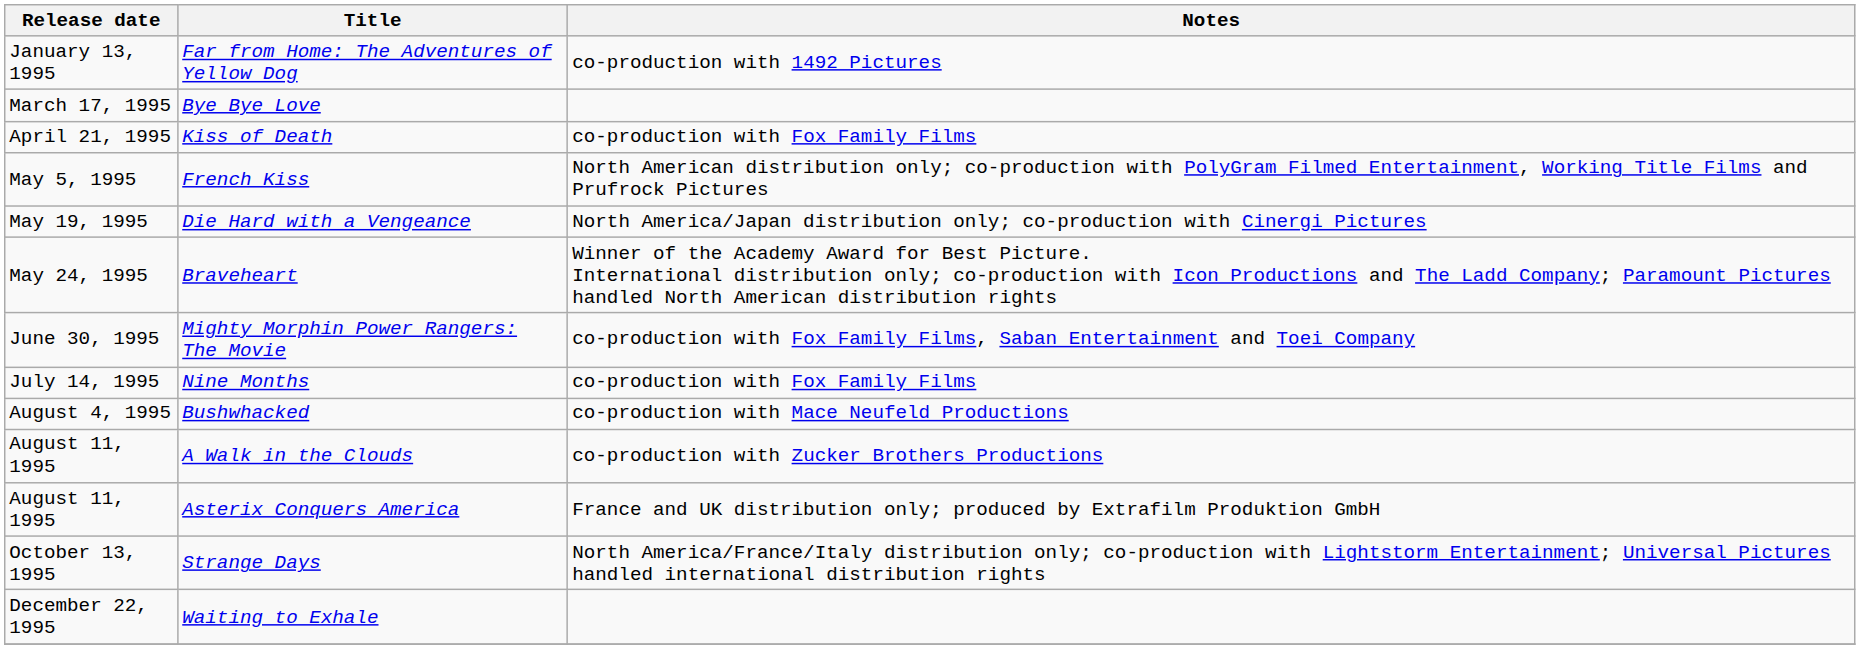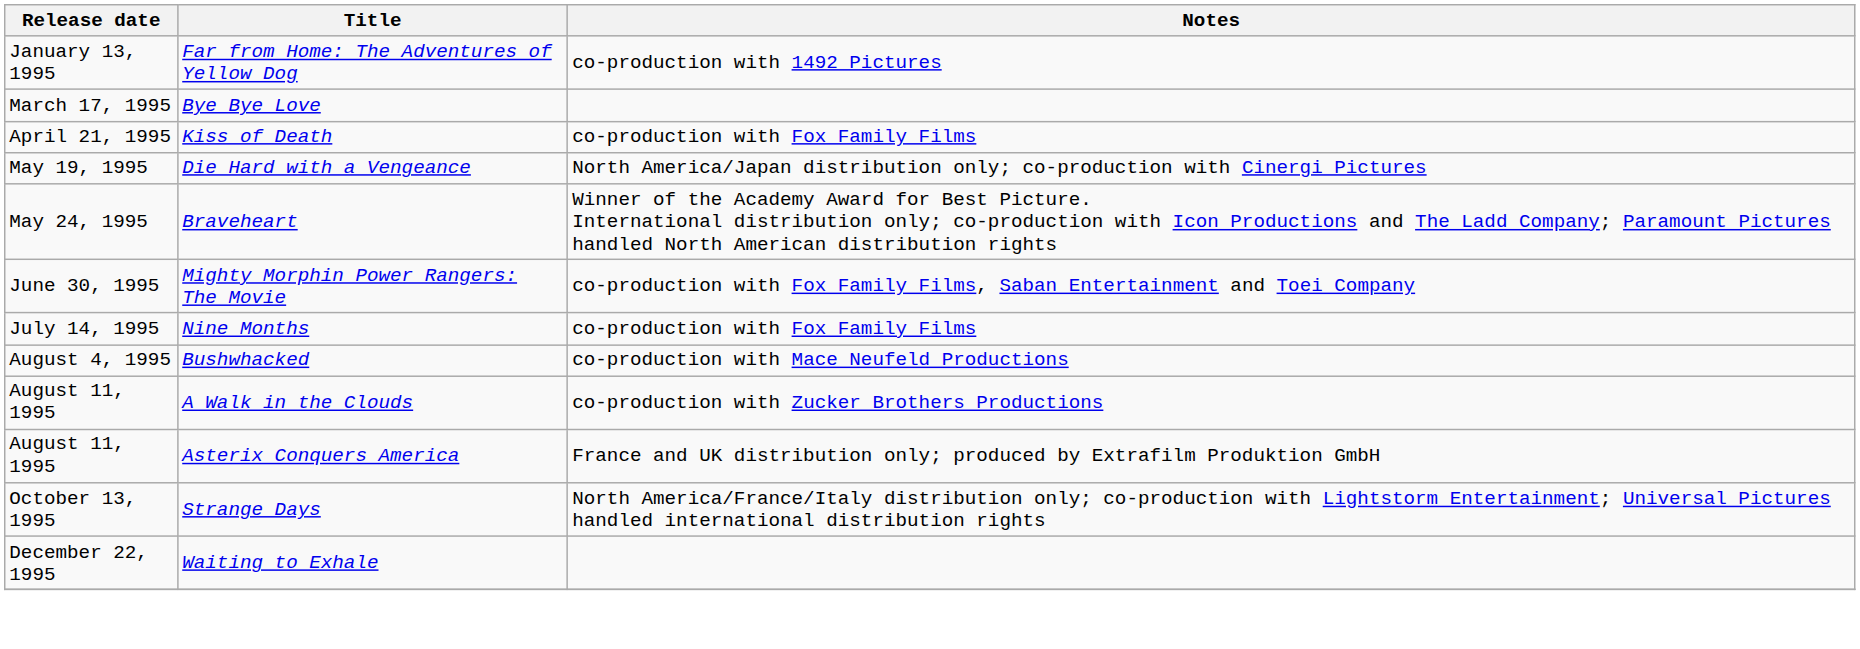- row: (246, 179)
